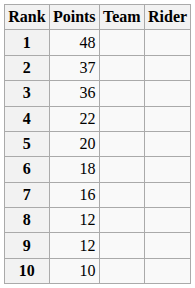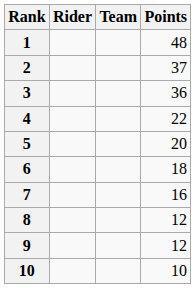columns swapped: (168, 17) <-> (74, 17)
